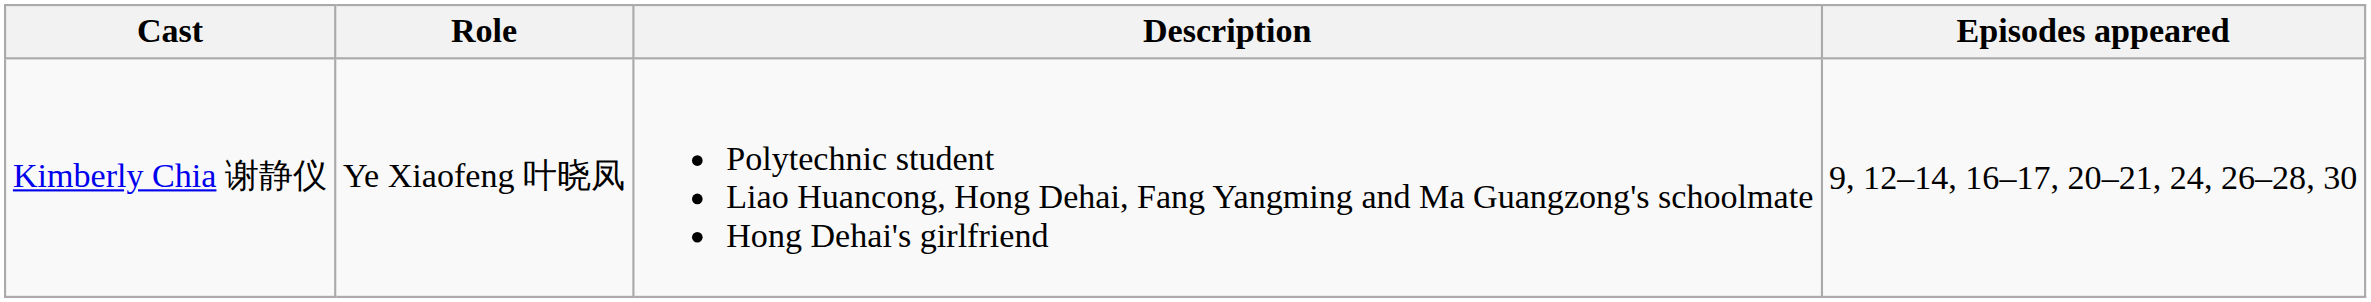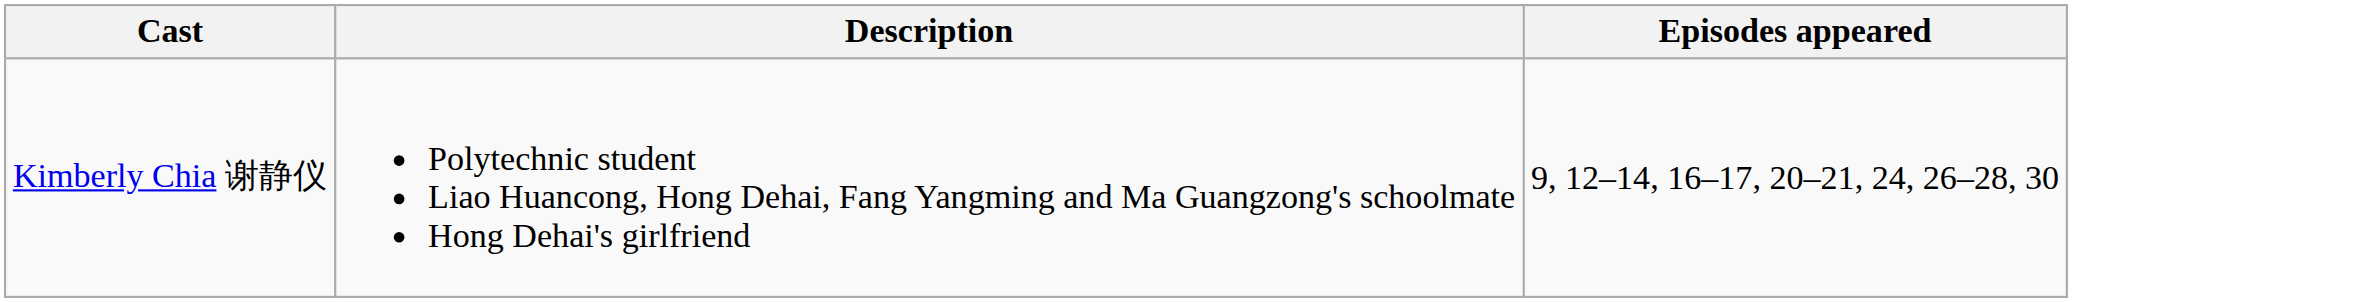- column: (484, 31)
